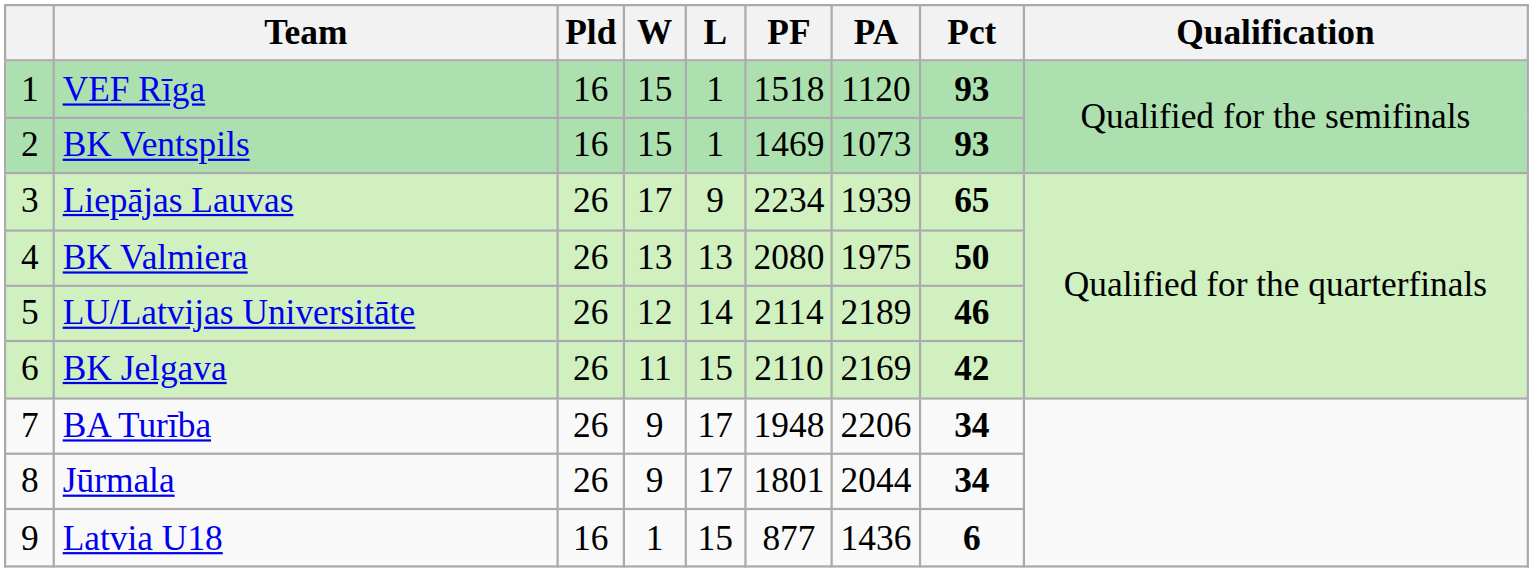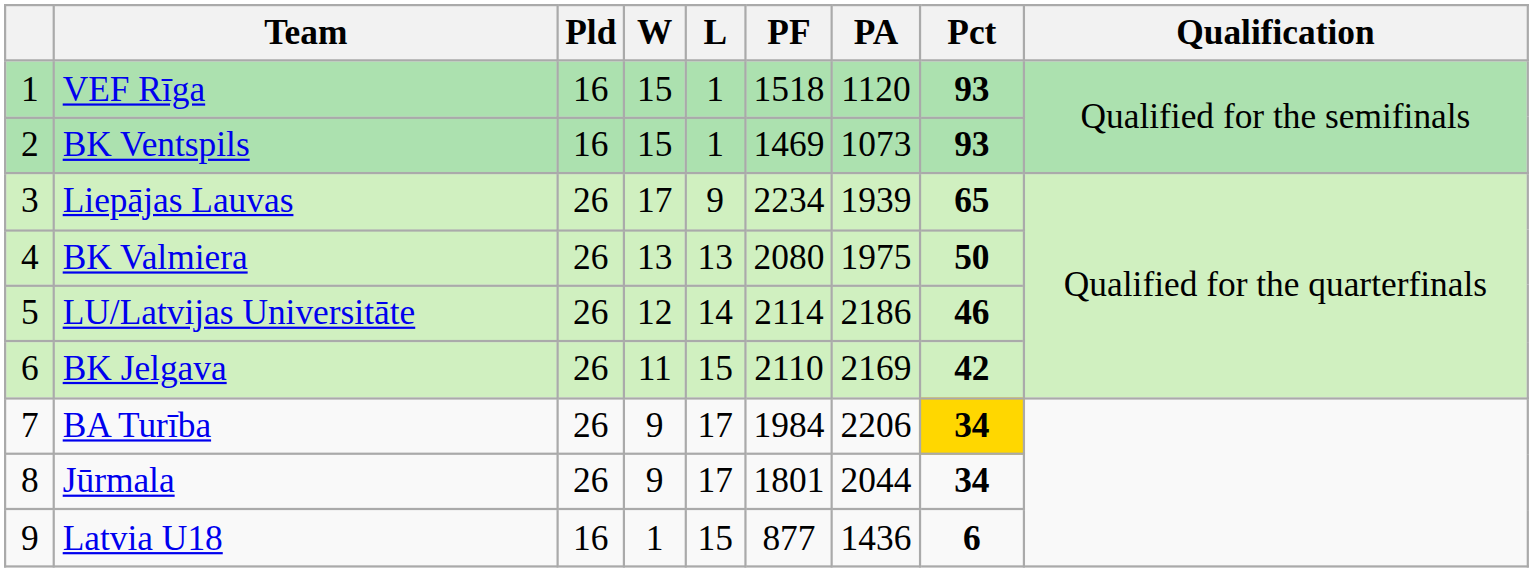(876, 312) 2189 -> (876, 312) 2186
(789, 425) 1948 -> (789, 425) 1984
(972, 425) no background -> (972, 425) gold background
